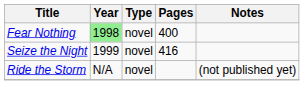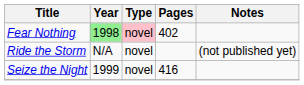(139, 32) no background -> (139, 32) pink background
(168, 32) 400 -> (168, 32) 402
rows swapped: (47, 51) <-> (47, 70)
